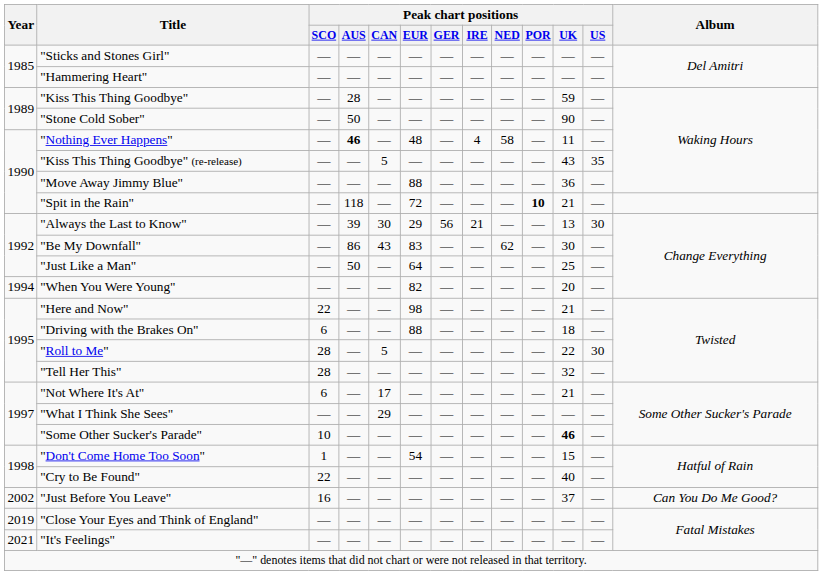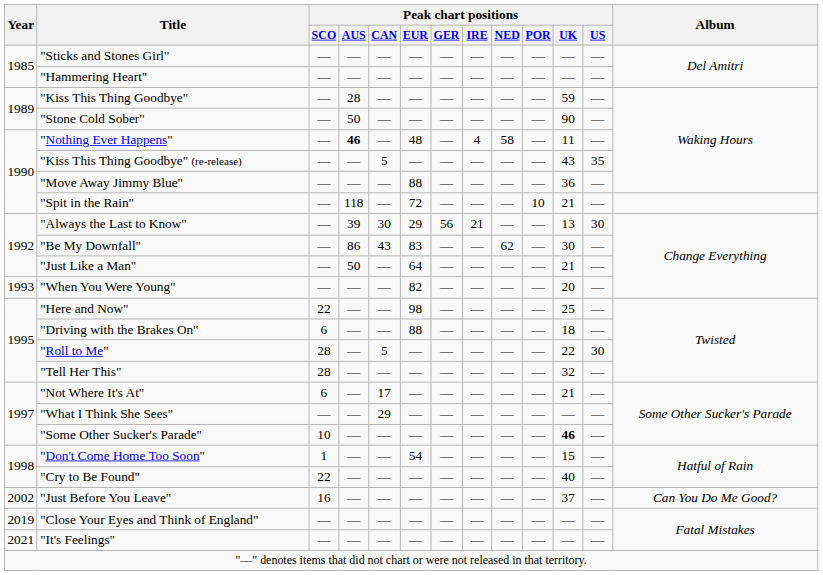(538, 203) bold -> (538, 203) normal
(568, 266) 25 -> (568, 266) 21
(21, 287) 1994 -> (21, 287) 1993
(568, 308) 21 -> (568, 308) 25
